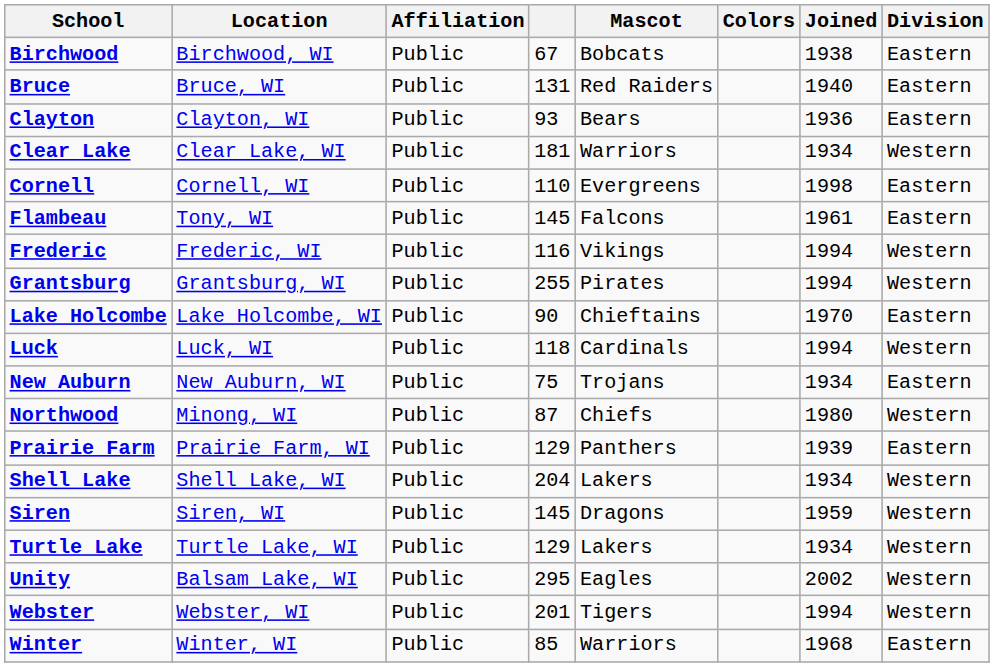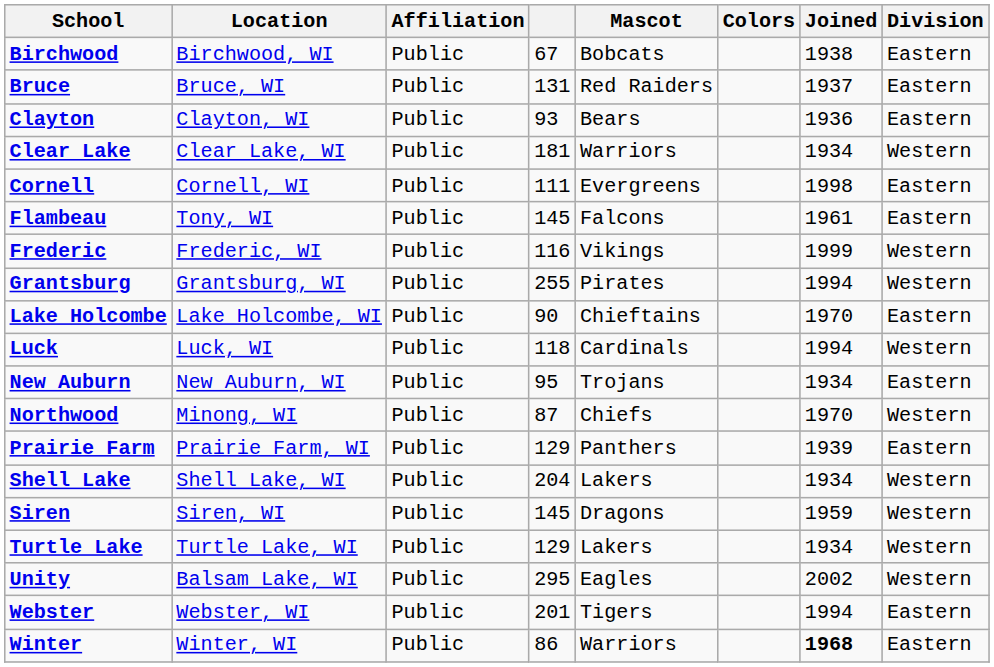(829, 87) 1940 -> (829, 87) 1937
(552, 185) 110 -> (552, 185) 111
(829, 251) 1994 -> (829, 251) 1999
(546, 382) 75 -> (546, 382) 95
(829, 415) 1980 -> (829, 415) 1970
(929, 612) Western -> (929, 612) Eastern
(546, 645) 85 -> (546, 645) 86
(829, 645) normal -> (829, 645) bold
